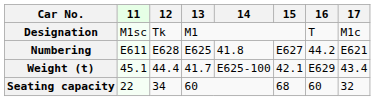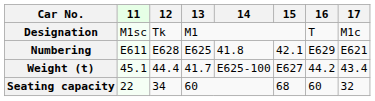(290, 50) E627 -> (290, 50) 42.1
(322, 50) 44.2 -> (322, 50) E629
(290, 68) 42.1 -> (290, 68) E627
(322, 68) E629 -> (322, 68) 44.2
